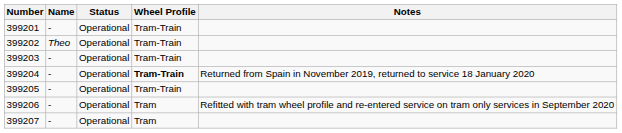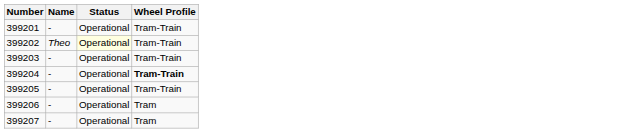- column: (407, 12)
(104, 43) no background -> (104, 43) lightyellow background
